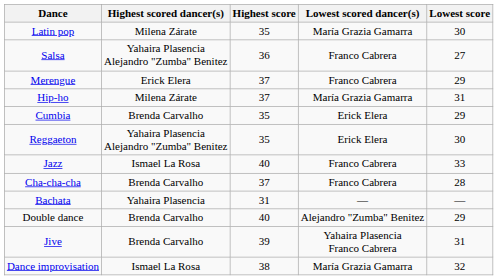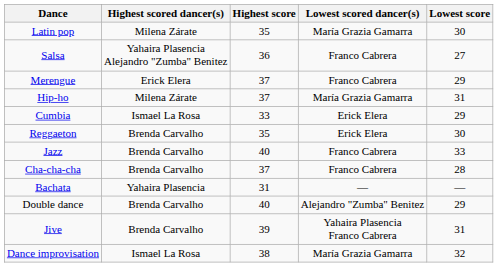(166, 115) Brenda Carvalho -> (166, 115) Ismael La Rosa
(264, 115) 35 -> (264, 115) 33
(166, 139) Yahaira Plasencia Alejandro "Zumba" Benitez -> (166, 133) Brenda Carvalho
(166, 163) Ismael La Rosa -> (166, 150) Brenda Carvalho
